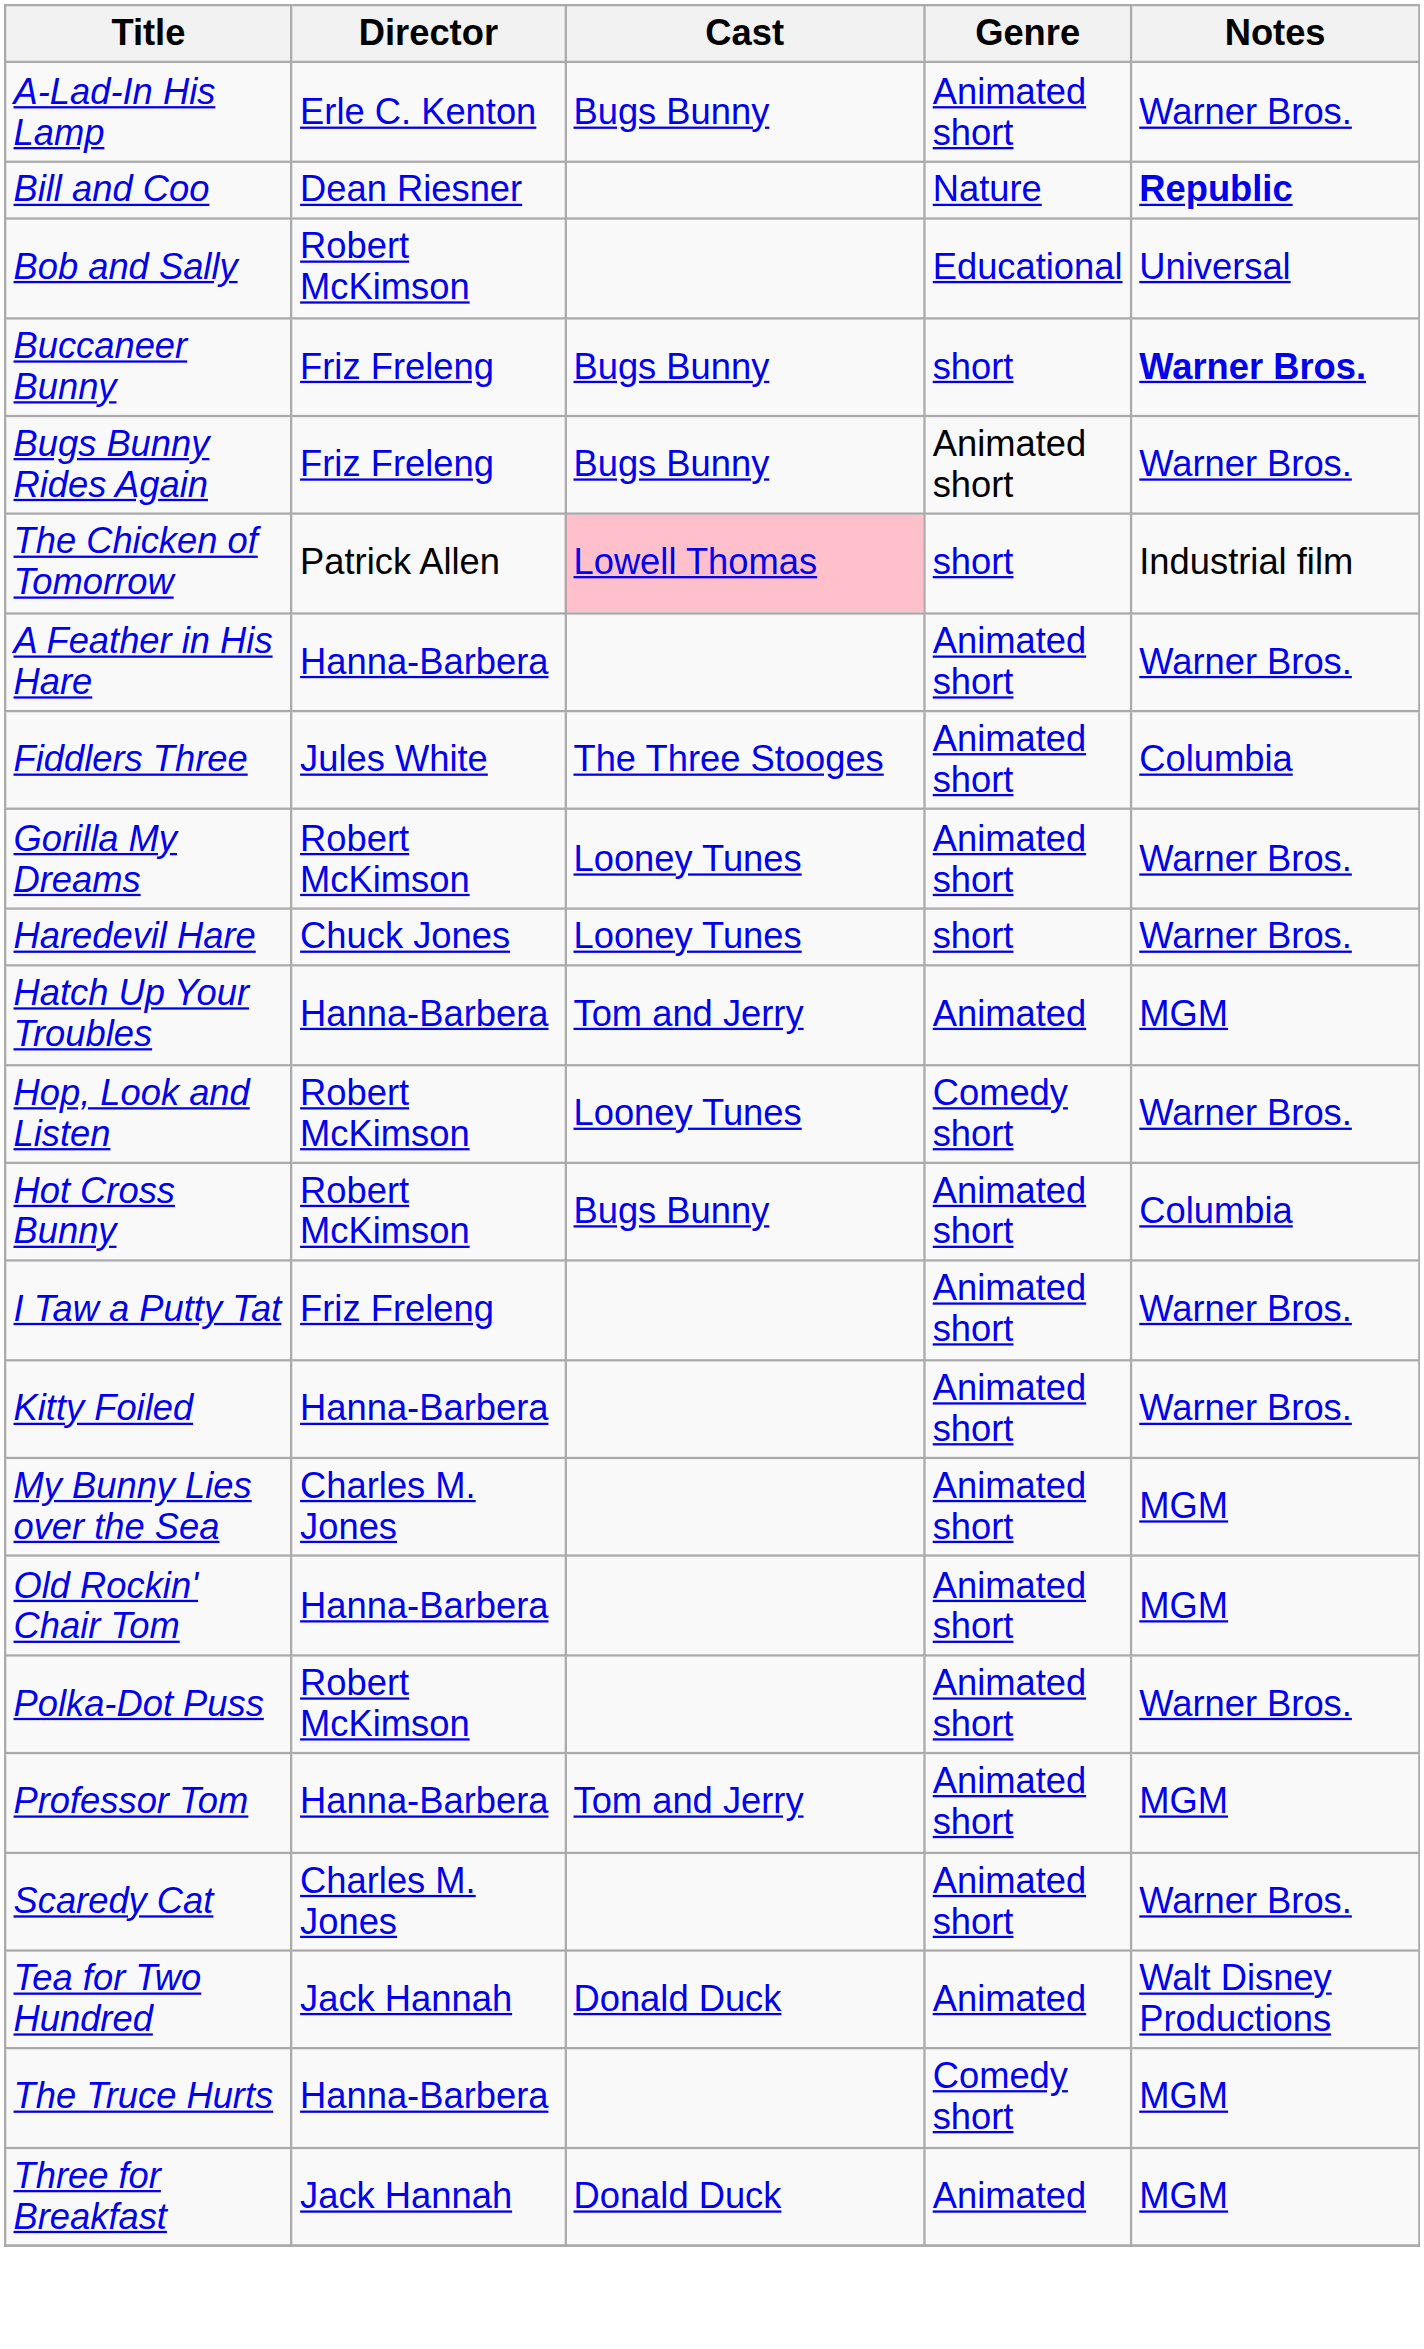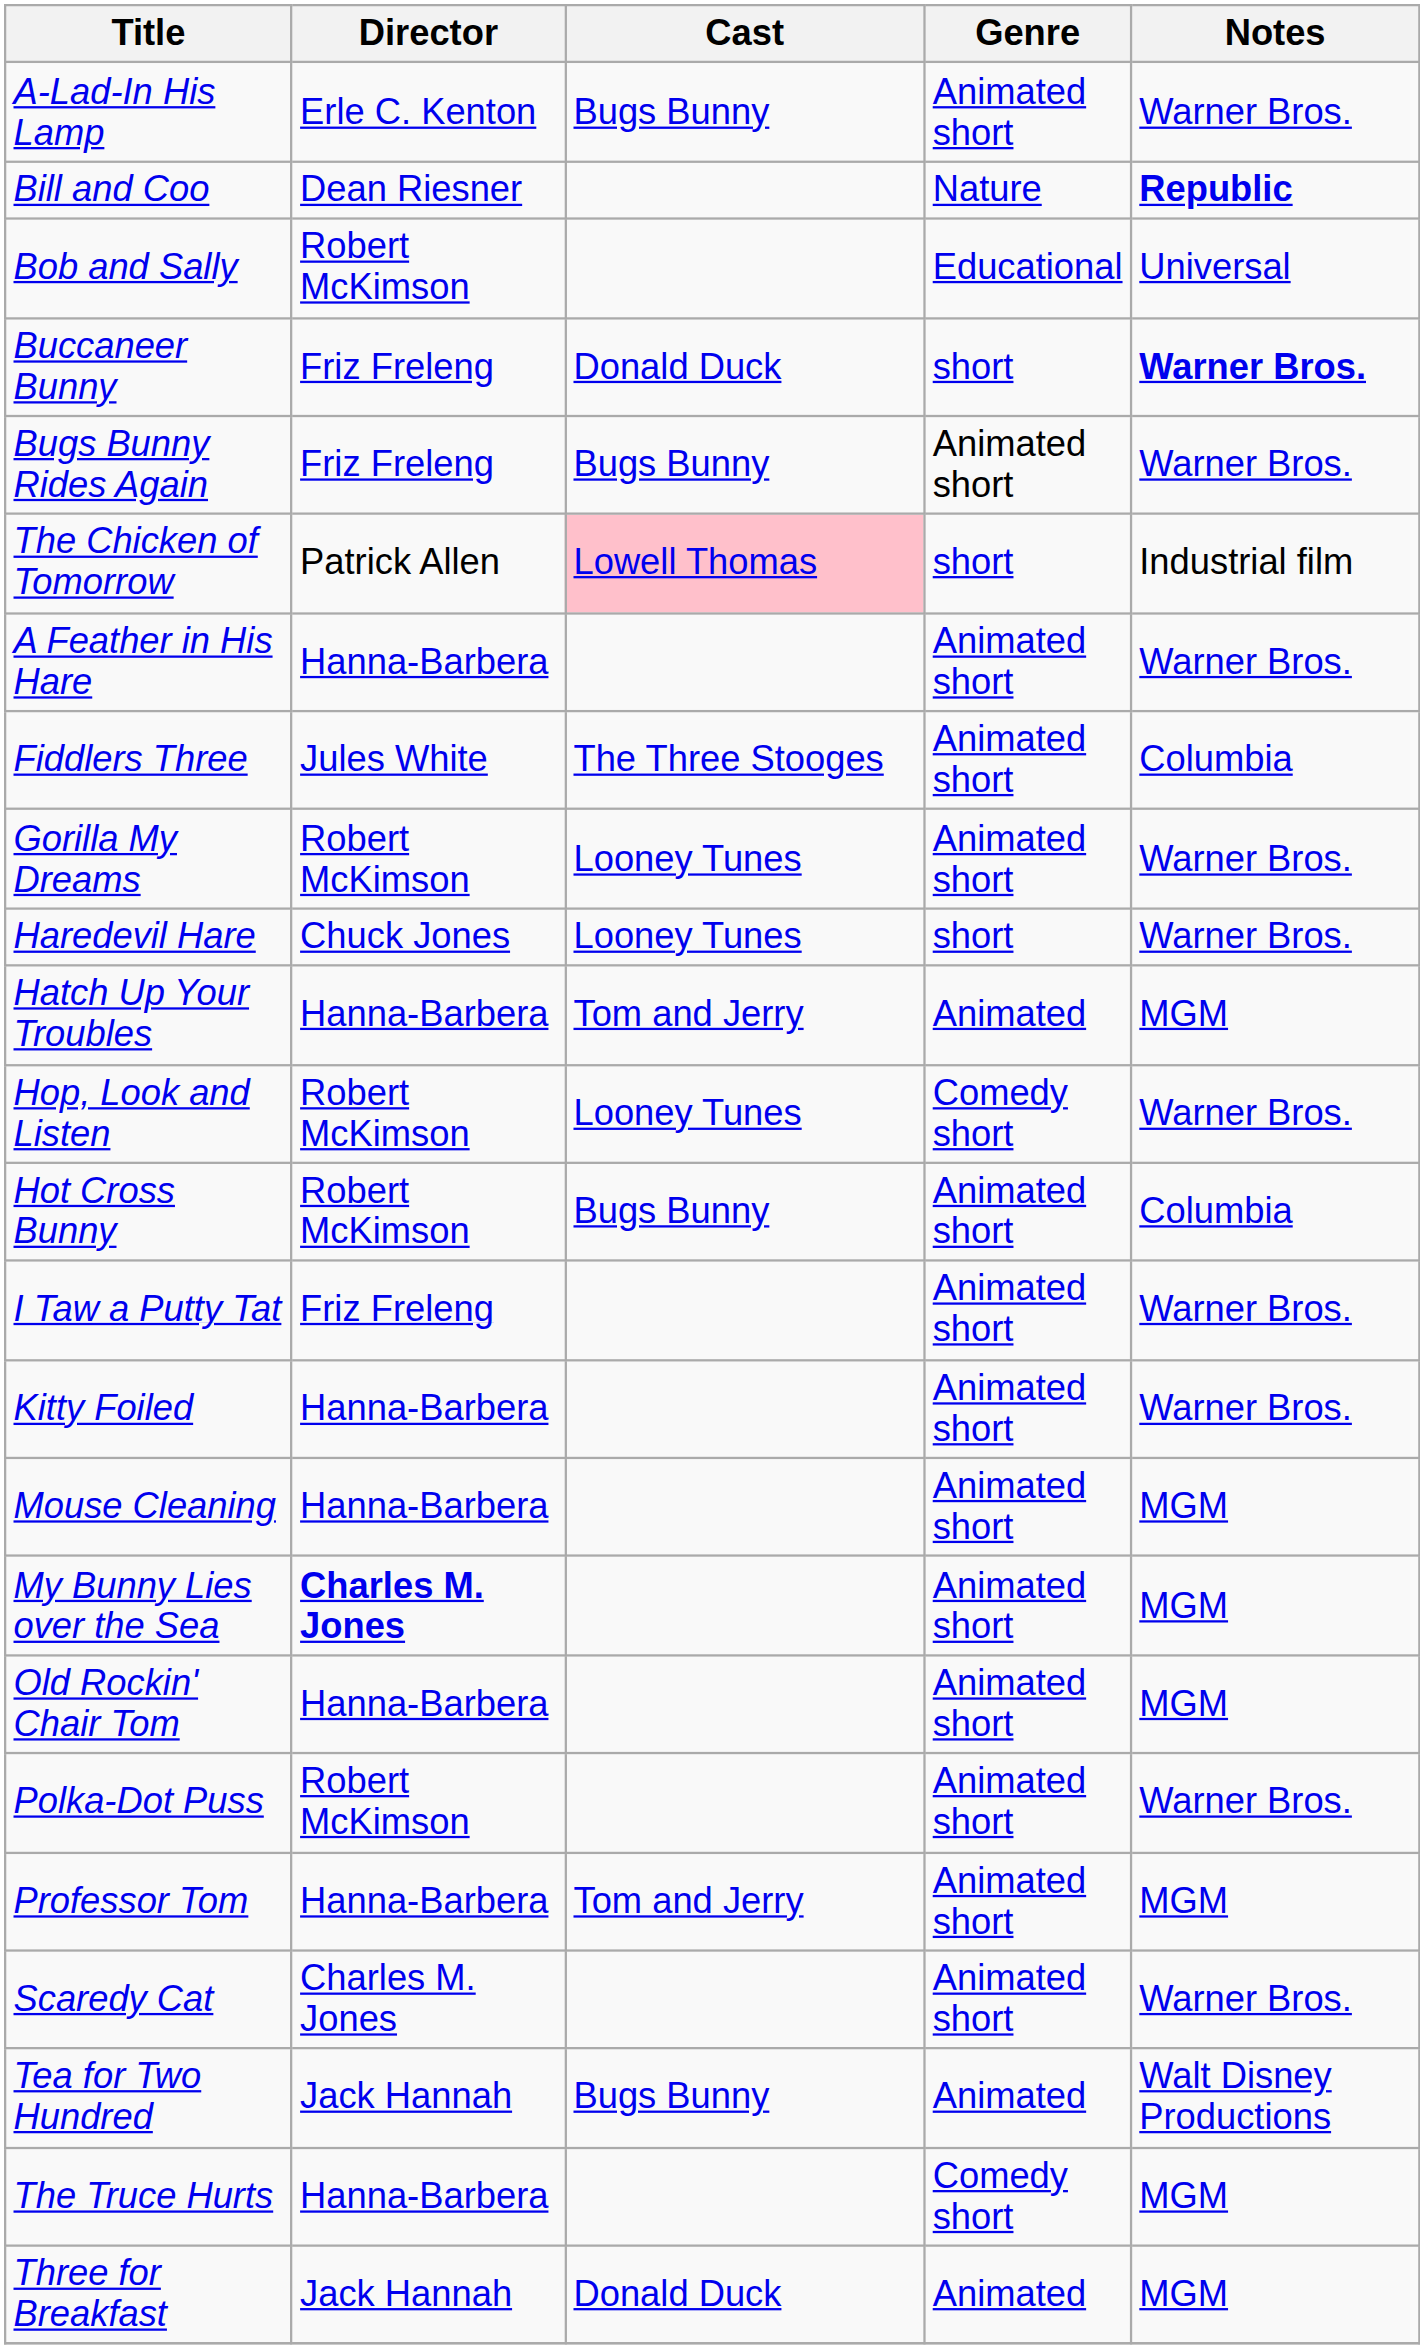(671, 365) Bugs Bunny -> (677, 365) Donald Duck
+ row: (145, 1506)
(388, 1506) normal -> (392, 1604) bold
(677, 1998) Donald Duck -> (671, 2097) Bugs Bunny
